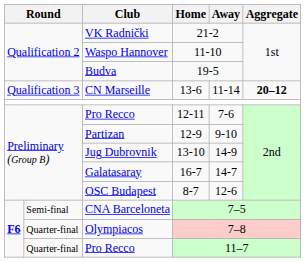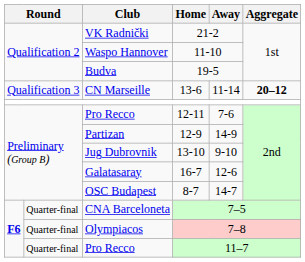(226, 133) 9-10 -> (226, 133) 14-9
(226, 152) 14-9 -> (226, 152) 9-10
(226, 171) 14-7 -> (226, 171) 12-6
(226, 190) 12-6 -> (226, 190) 14-7
(47, 210) Semi-final -> (52, 210) Quarter-final
